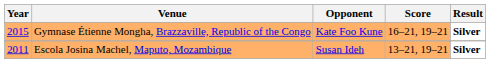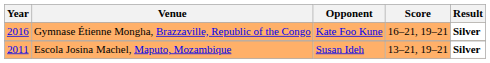(18, 31) 2015 -> (18, 31) 2016
